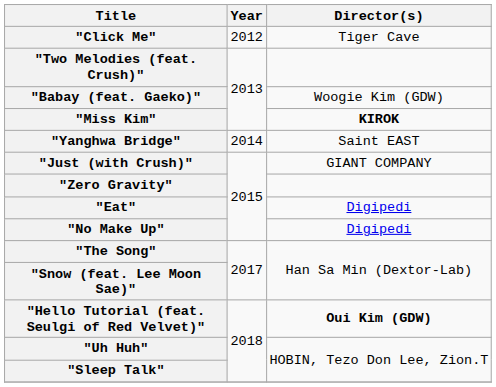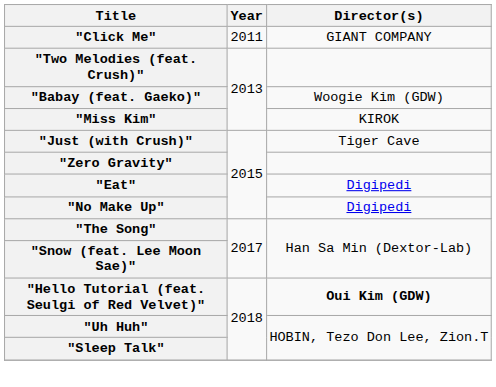(247, 38) 2012 -> (247, 38) 2011
(379, 38) Tiger Cave -> (379, 38) GIANT COMPANY
(379, 119) bold -> (379, 119) normal
- row: (116, 141)
(379, 163) GIANT COMPANY -> (379, 141) Tiger Cave
